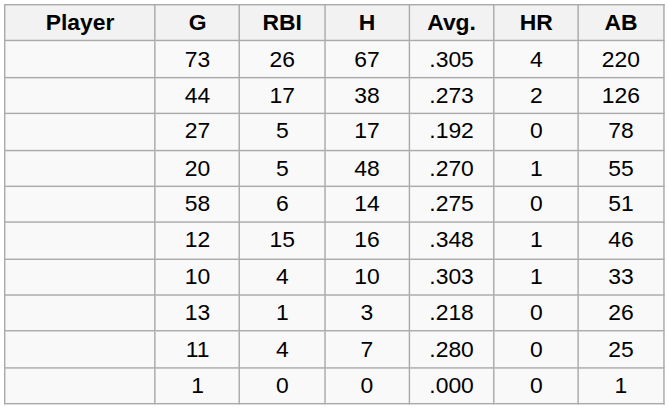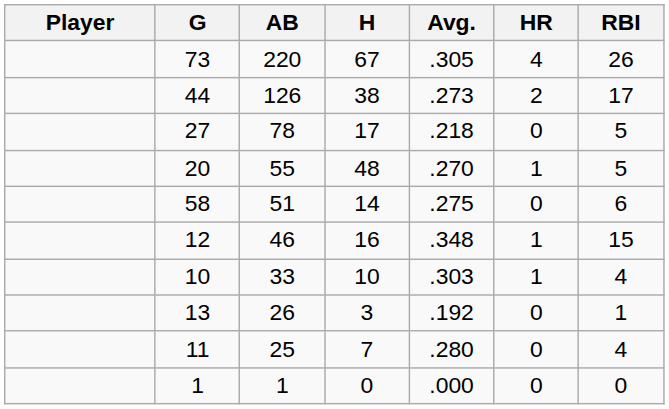columns swapped: (621, 22) <-> (282, 22)
(452, 131) .192 -> (452, 131) .218
(452, 312) .218 -> (452, 312) .192
